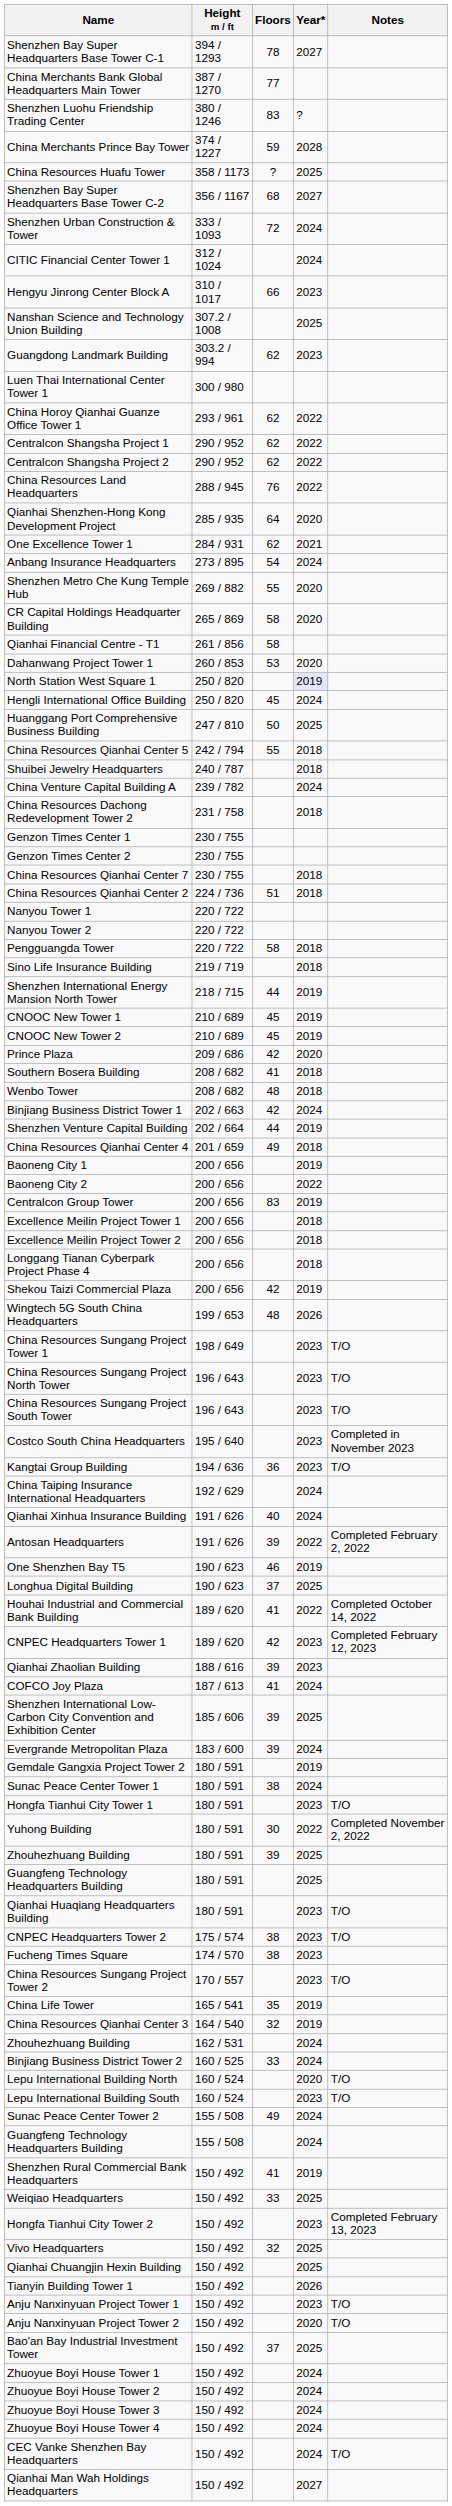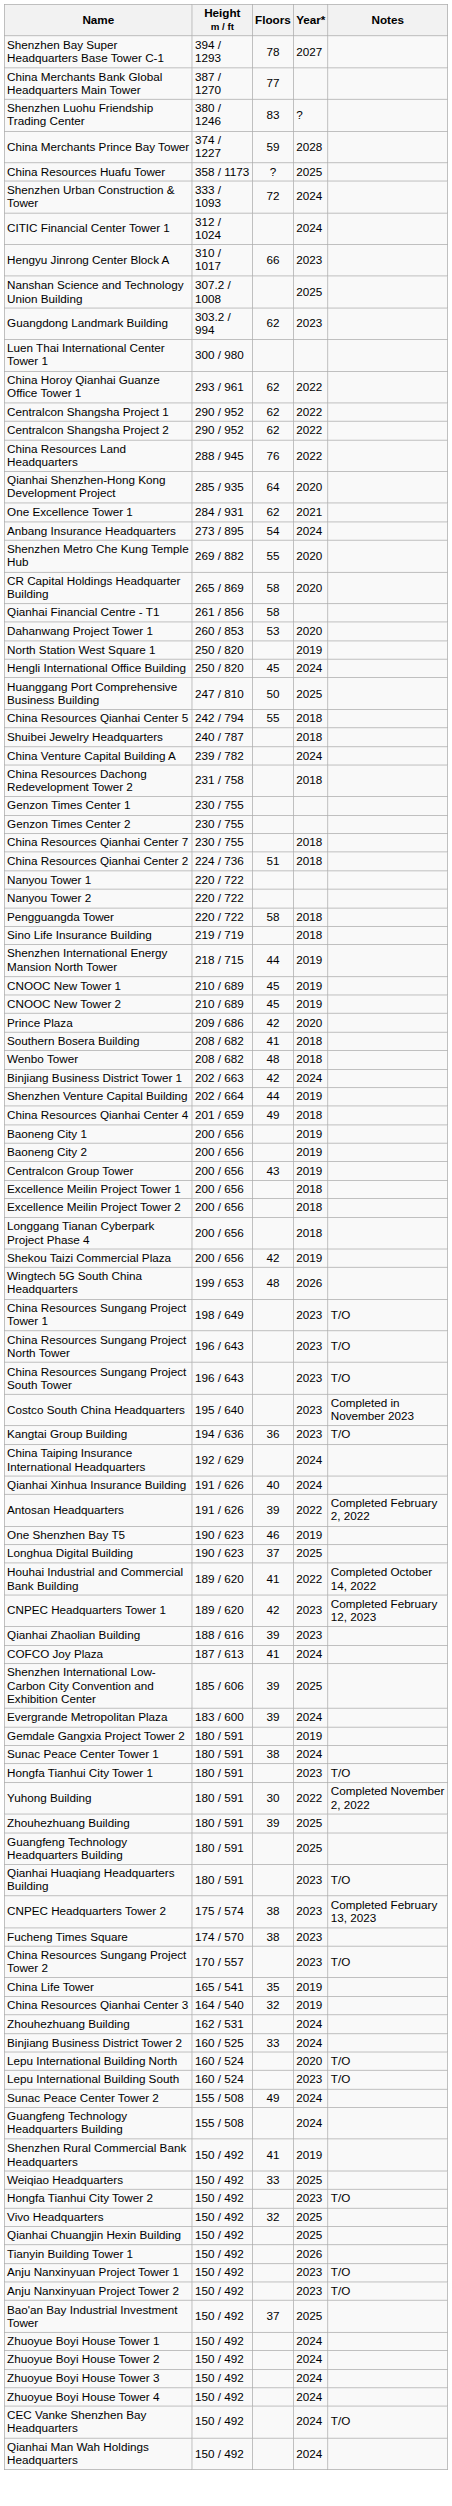- row: (86, 197)
(309, 681) lavender background -> (309, 650) no background
(309, 1184) 2022 -> (309, 1152) 2019
(273, 1202) 83 -> (273, 1171) 43
(341, 1937) T/O -> (384, 1911) Completed February 13, 2023
(384, 2223) Completed February 13, 2023 -> (341, 2198) T/O
(309, 2323) 2020 -> (309, 2291) 2023
(309, 2485) 2027 -> (309, 2453) 2024
